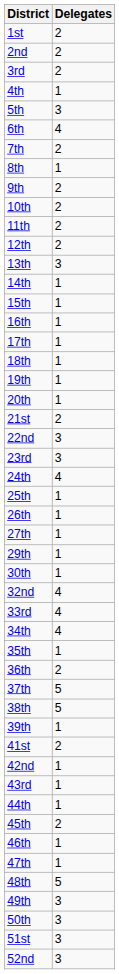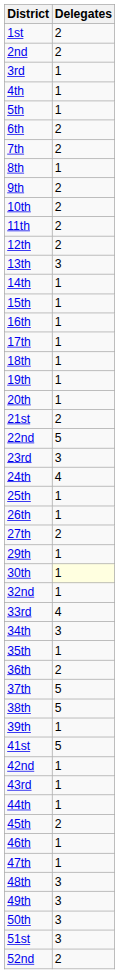(58, 71) 2 -> (58, 71) 1
(58, 110) 3 -> (58, 110) 1
(58, 129) 4 -> (58, 129) 2
(58, 438) 3 -> (58, 438) 5
(58, 534) 1 -> (58, 534) 2
(58, 573) no background -> (58, 573) lightyellow background
(58, 592) 4 -> (58, 592) 1
(58, 631) 4 -> (58, 631) 3
(58, 746) 2 -> (58, 746) 5
(58, 881) 5 -> (58, 881) 3
(58, 959) 3 -> (58, 959) 2
